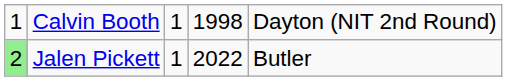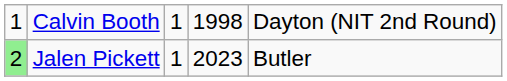(218, 57) 2022 -> (218, 57) 2023
